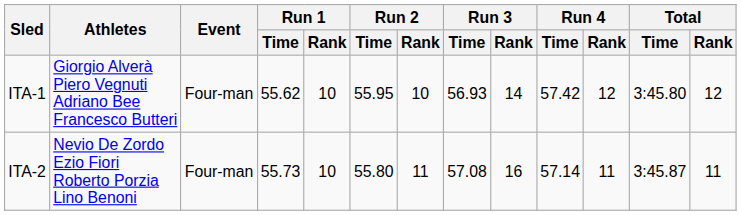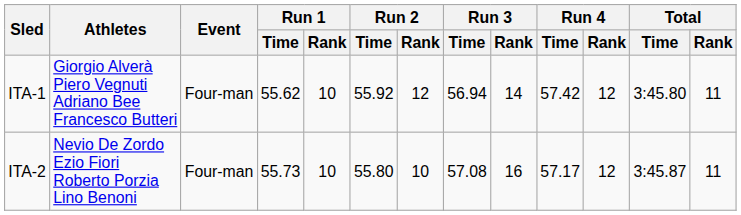(374, 94) 55.95 -> (374, 94) 55.92
(420, 94) 10 -> (420, 94) 12
(467, 94) 56.93 -> (467, 94) 56.94
(713, 94) 12 -> (713, 94) 11
(420, 172) 11 -> (420, 172) 10
(560, 172) 57.14 -> (560, 172) 57.17
(607, 172) 11 -> (607, 172) 12
